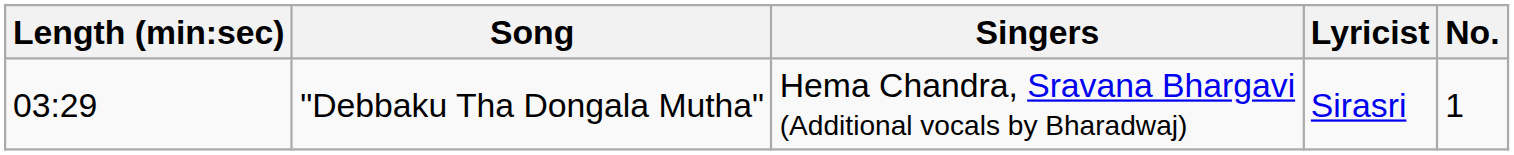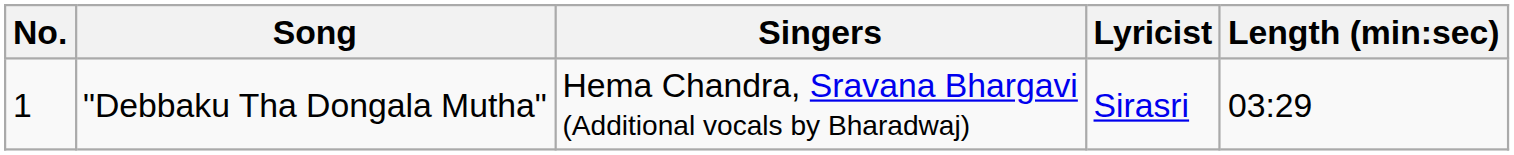columns swapped: (1472, 32) <-> (149, 32)
